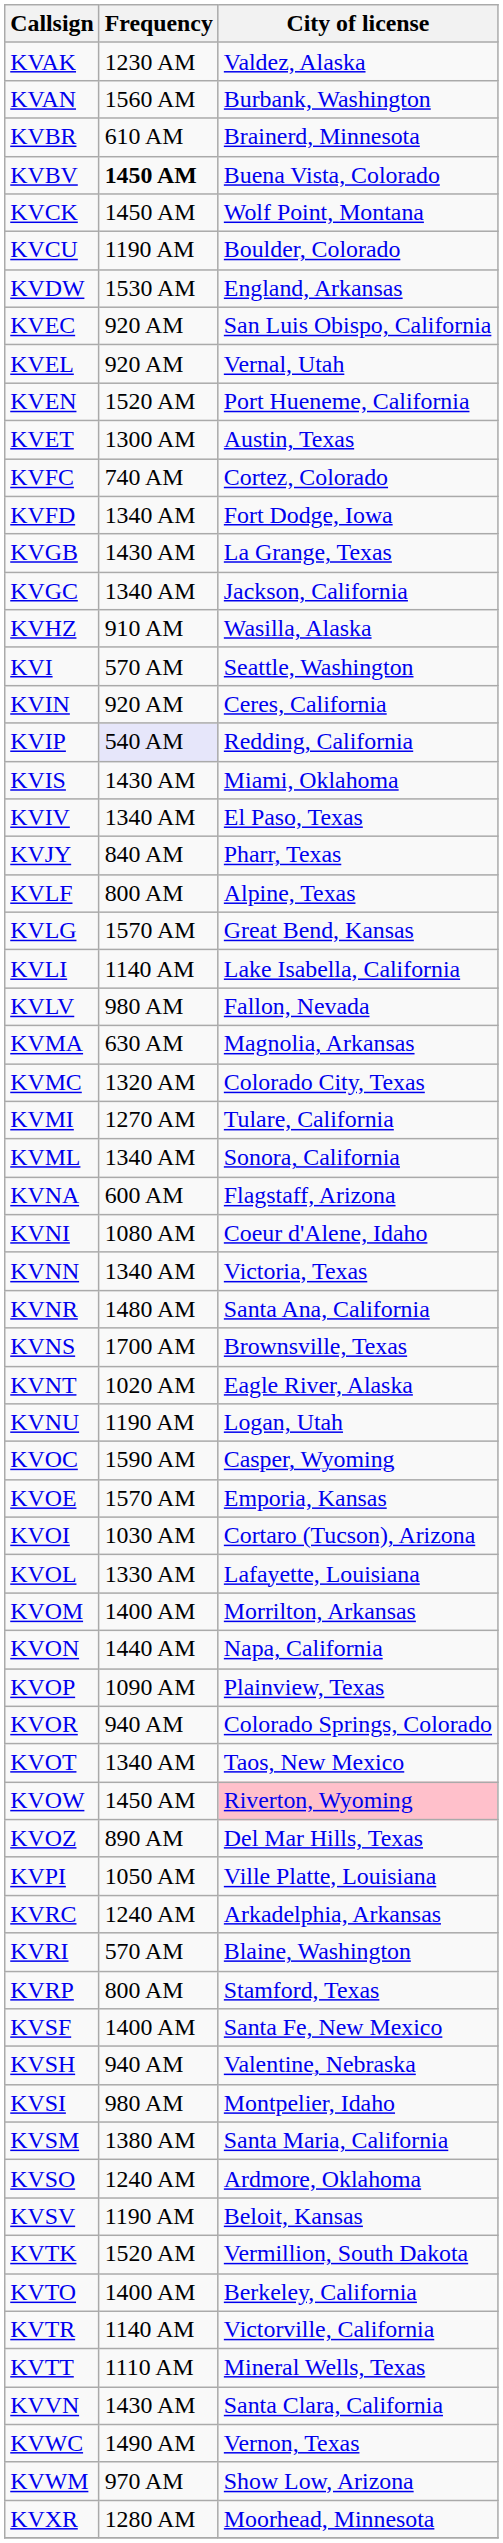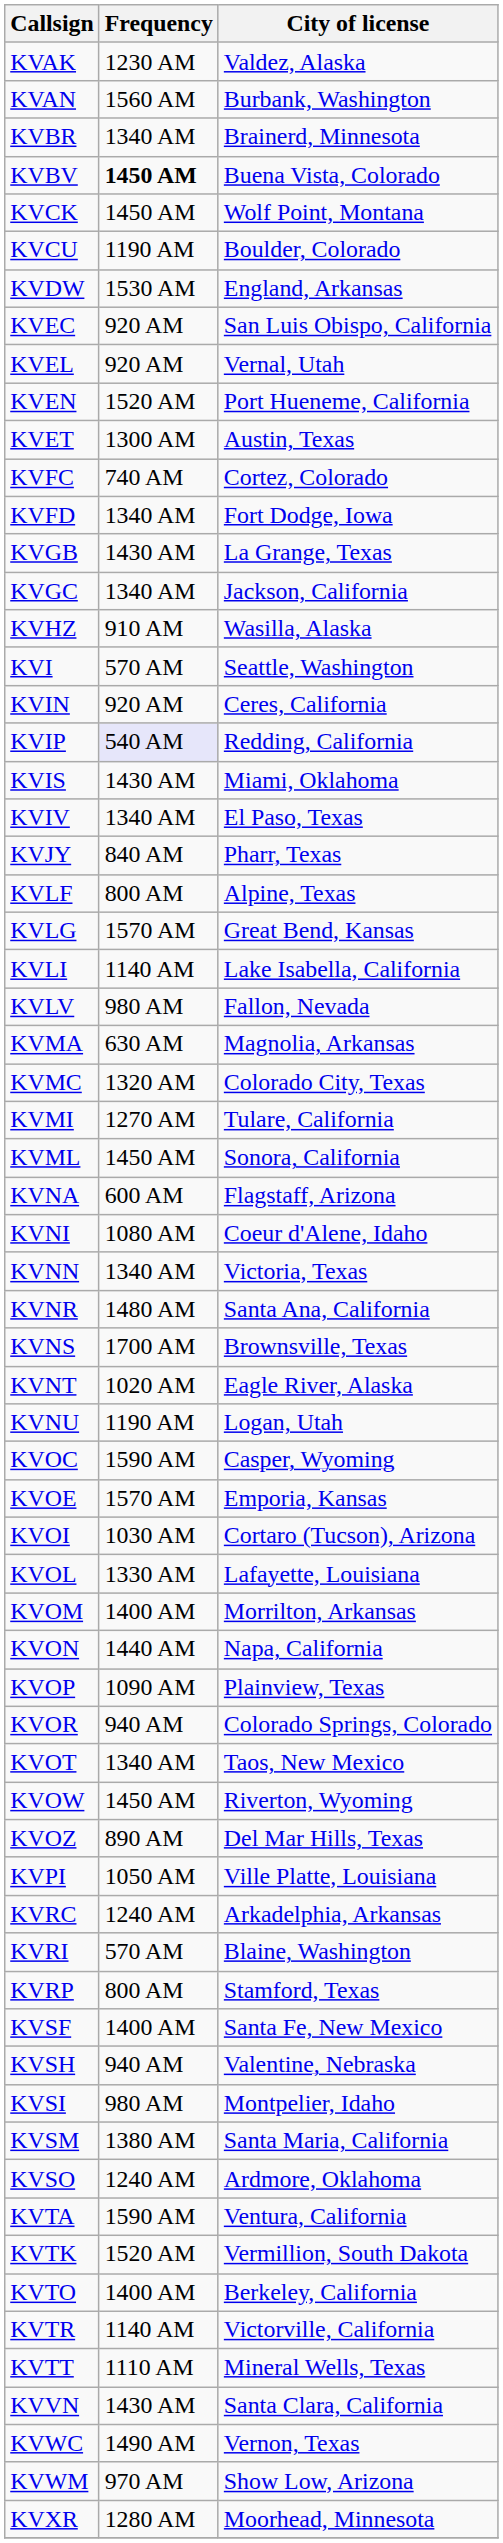(144, 136) 610 AM -> (150, 136) 1340 AM
(150, 1157) 1340 AM -> (150, 1157) 1450 AM
(318, 1800) pink background -> (318, 1800) no background
- row: (43, 2216)
+ row: (42, 2216)
